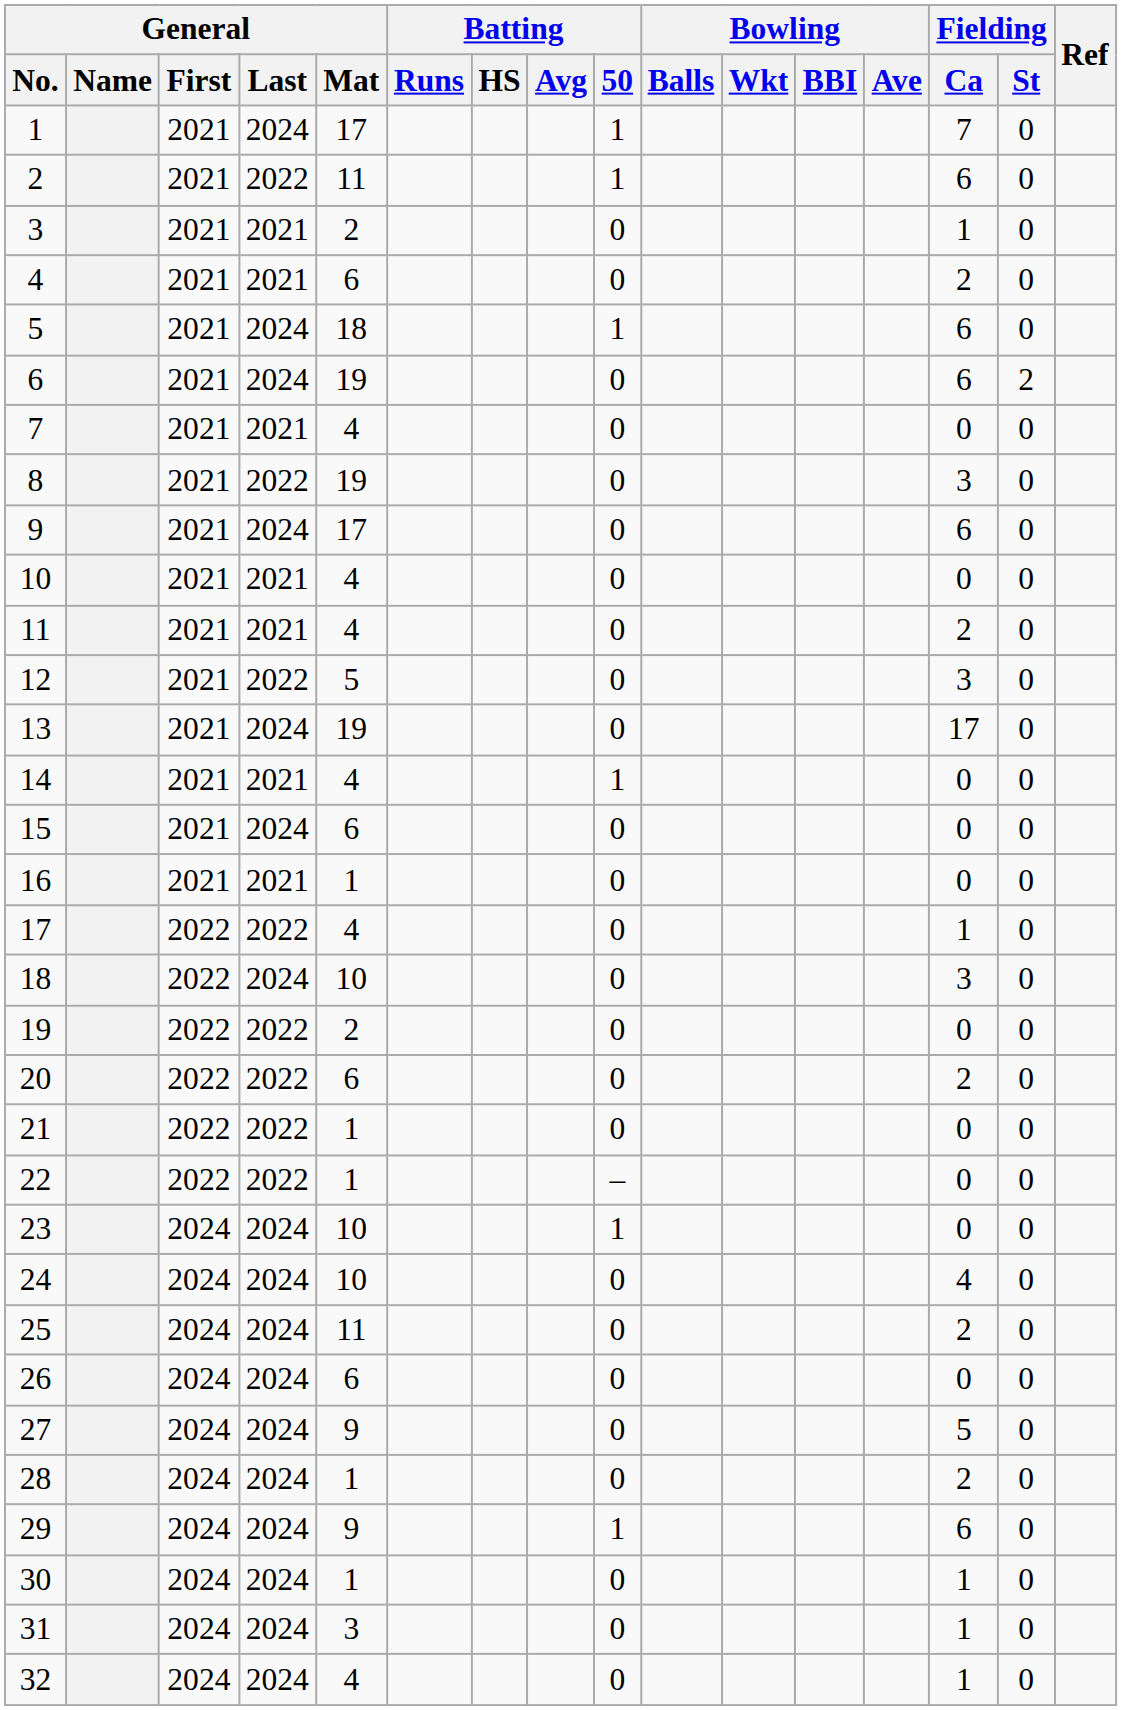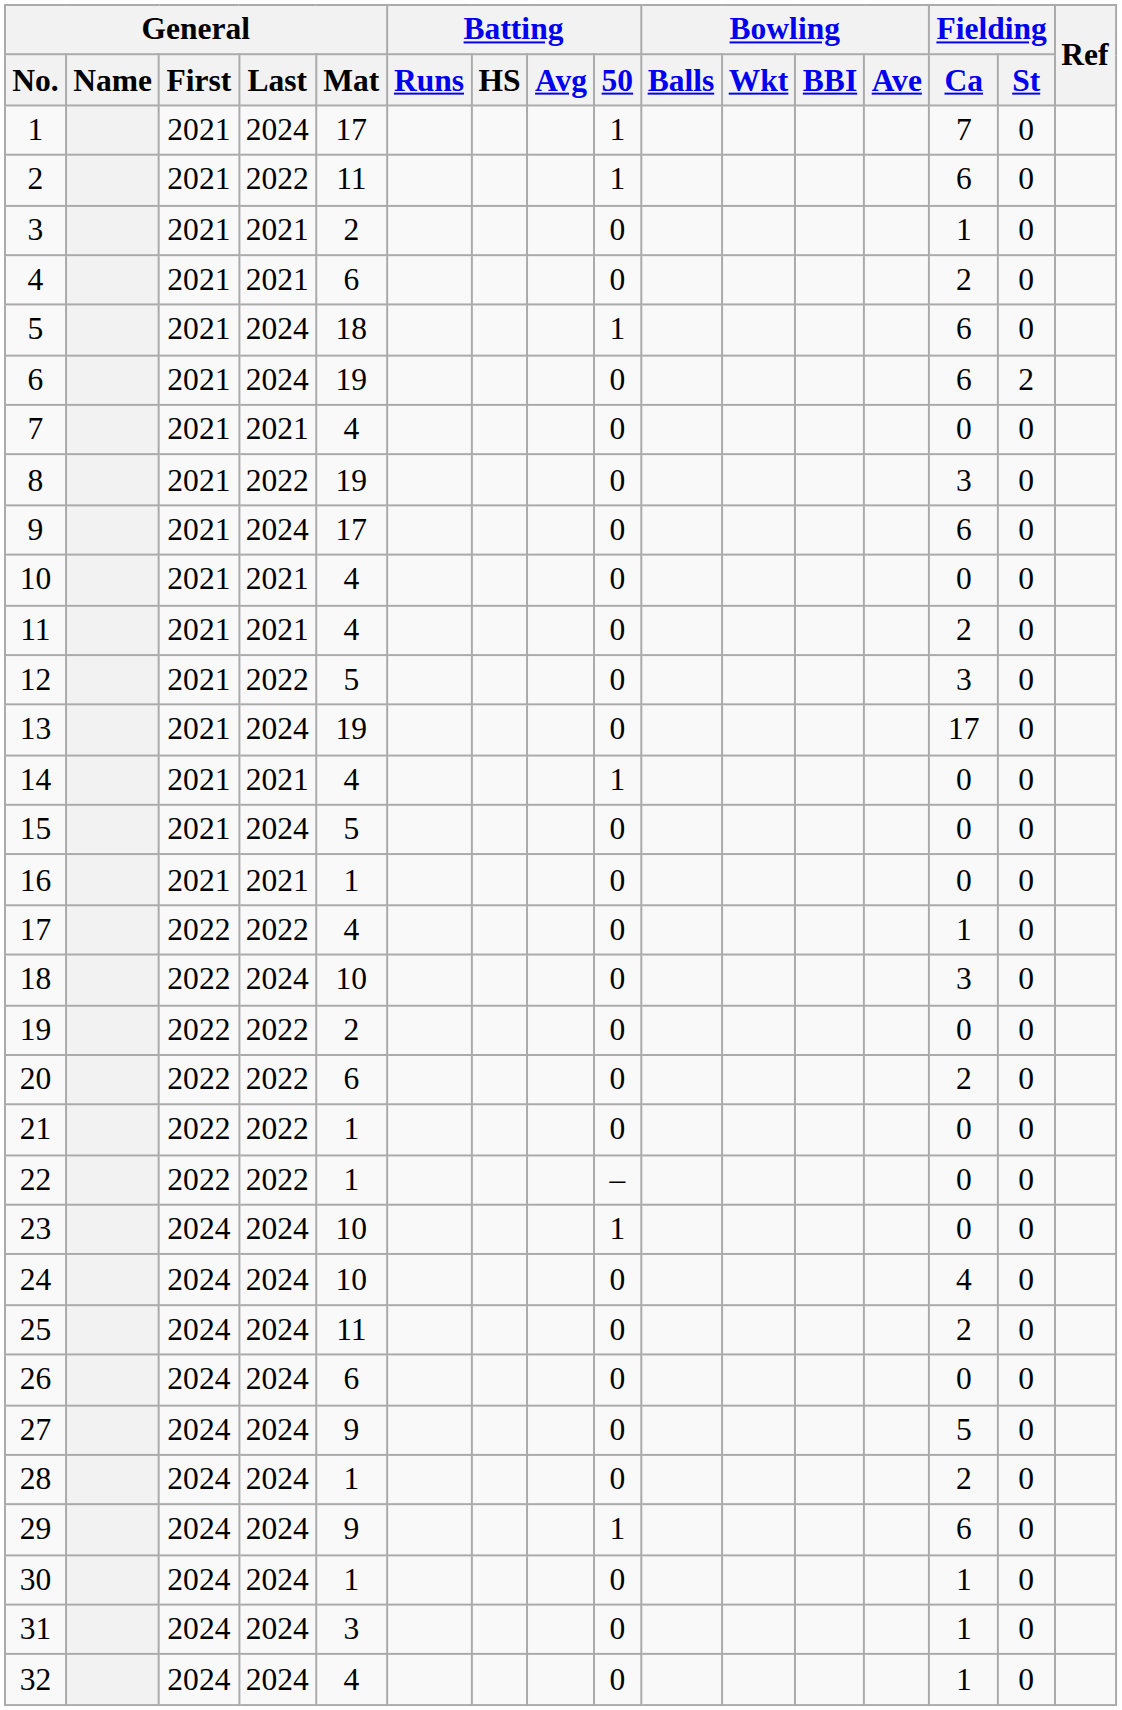(351, 829) 6 -> (351, 829) 5
